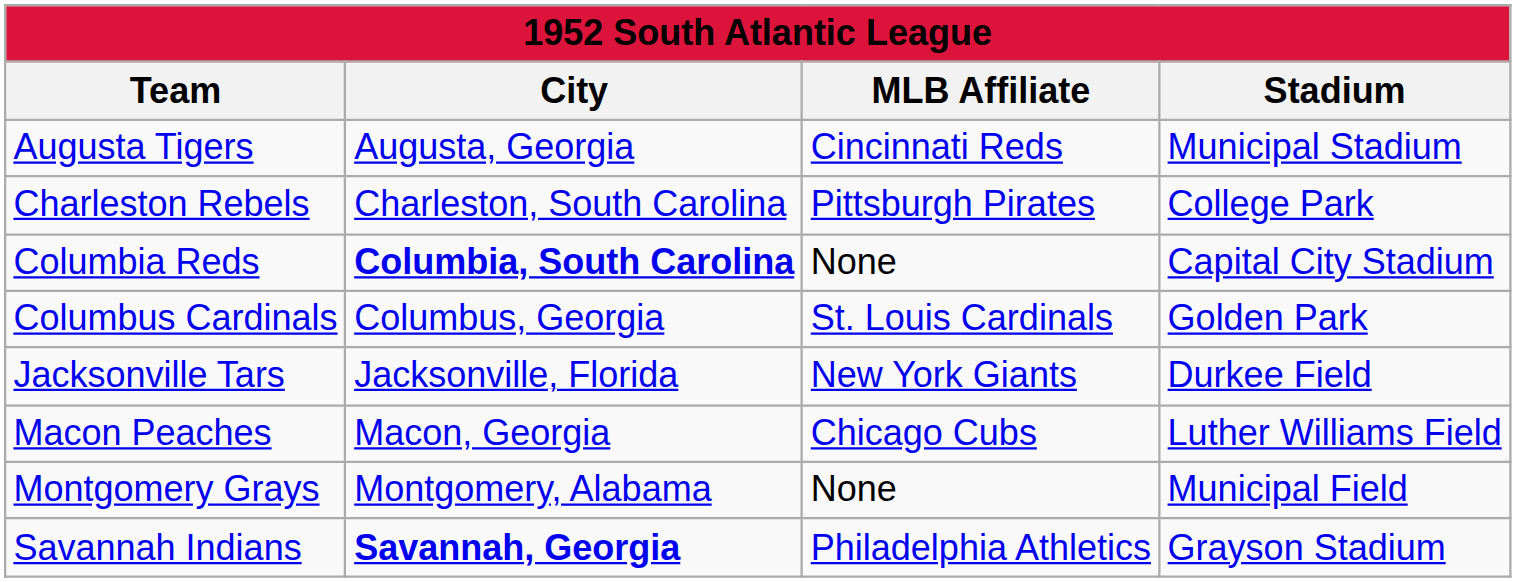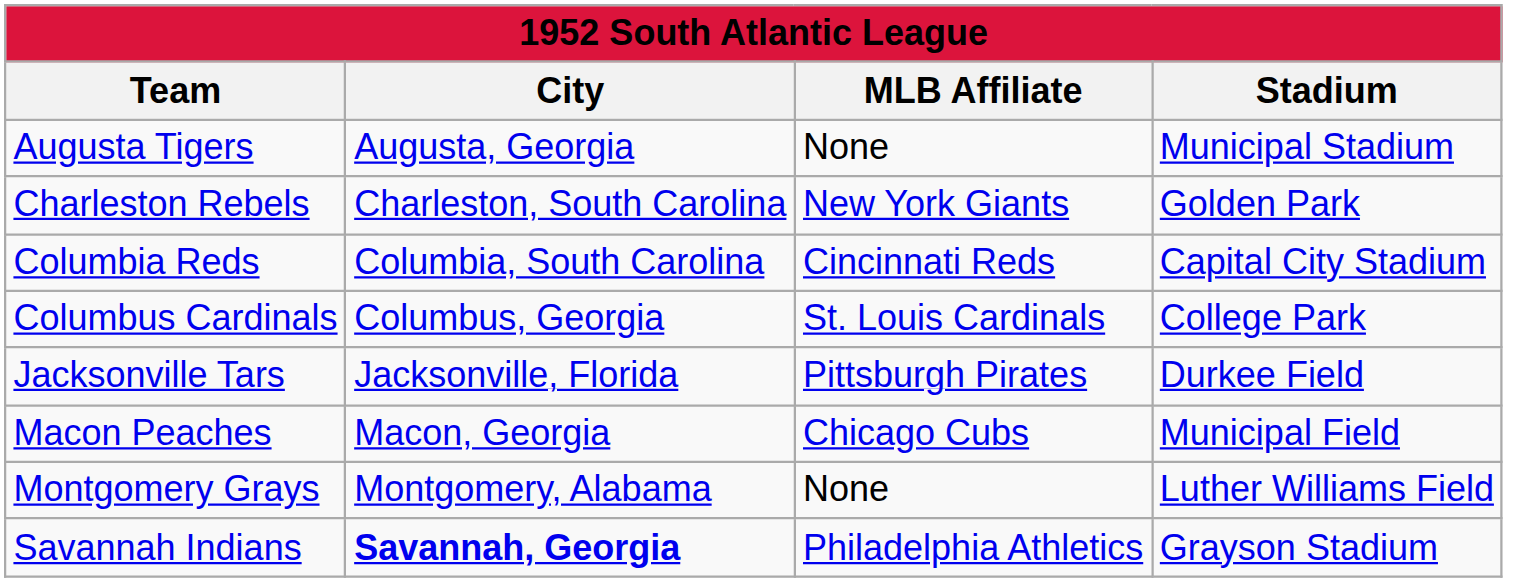(937, 147) Cincinnati Reds -> (846, 147) None
(953, 204) Pittsburgh Pirates -> (936, 204) New York Giants
(1271, 204) College Park -> (1260, 204) Golden Park
(574, 261) bold -> (559, 261) normal
(854, 261) None -> (929, 261) Cincinnati Reds
(1268, 318) Golden Park -> (1263, 318) College Park
(944, 375) New York Giants -> (945, 375) Pittsburgh Pirates
(1335, 432) Luther Williams Field -> (1280, 432) Municipal Field
(1288, 489) Municipal Field -> (1327, 489) Luther Williams Field
